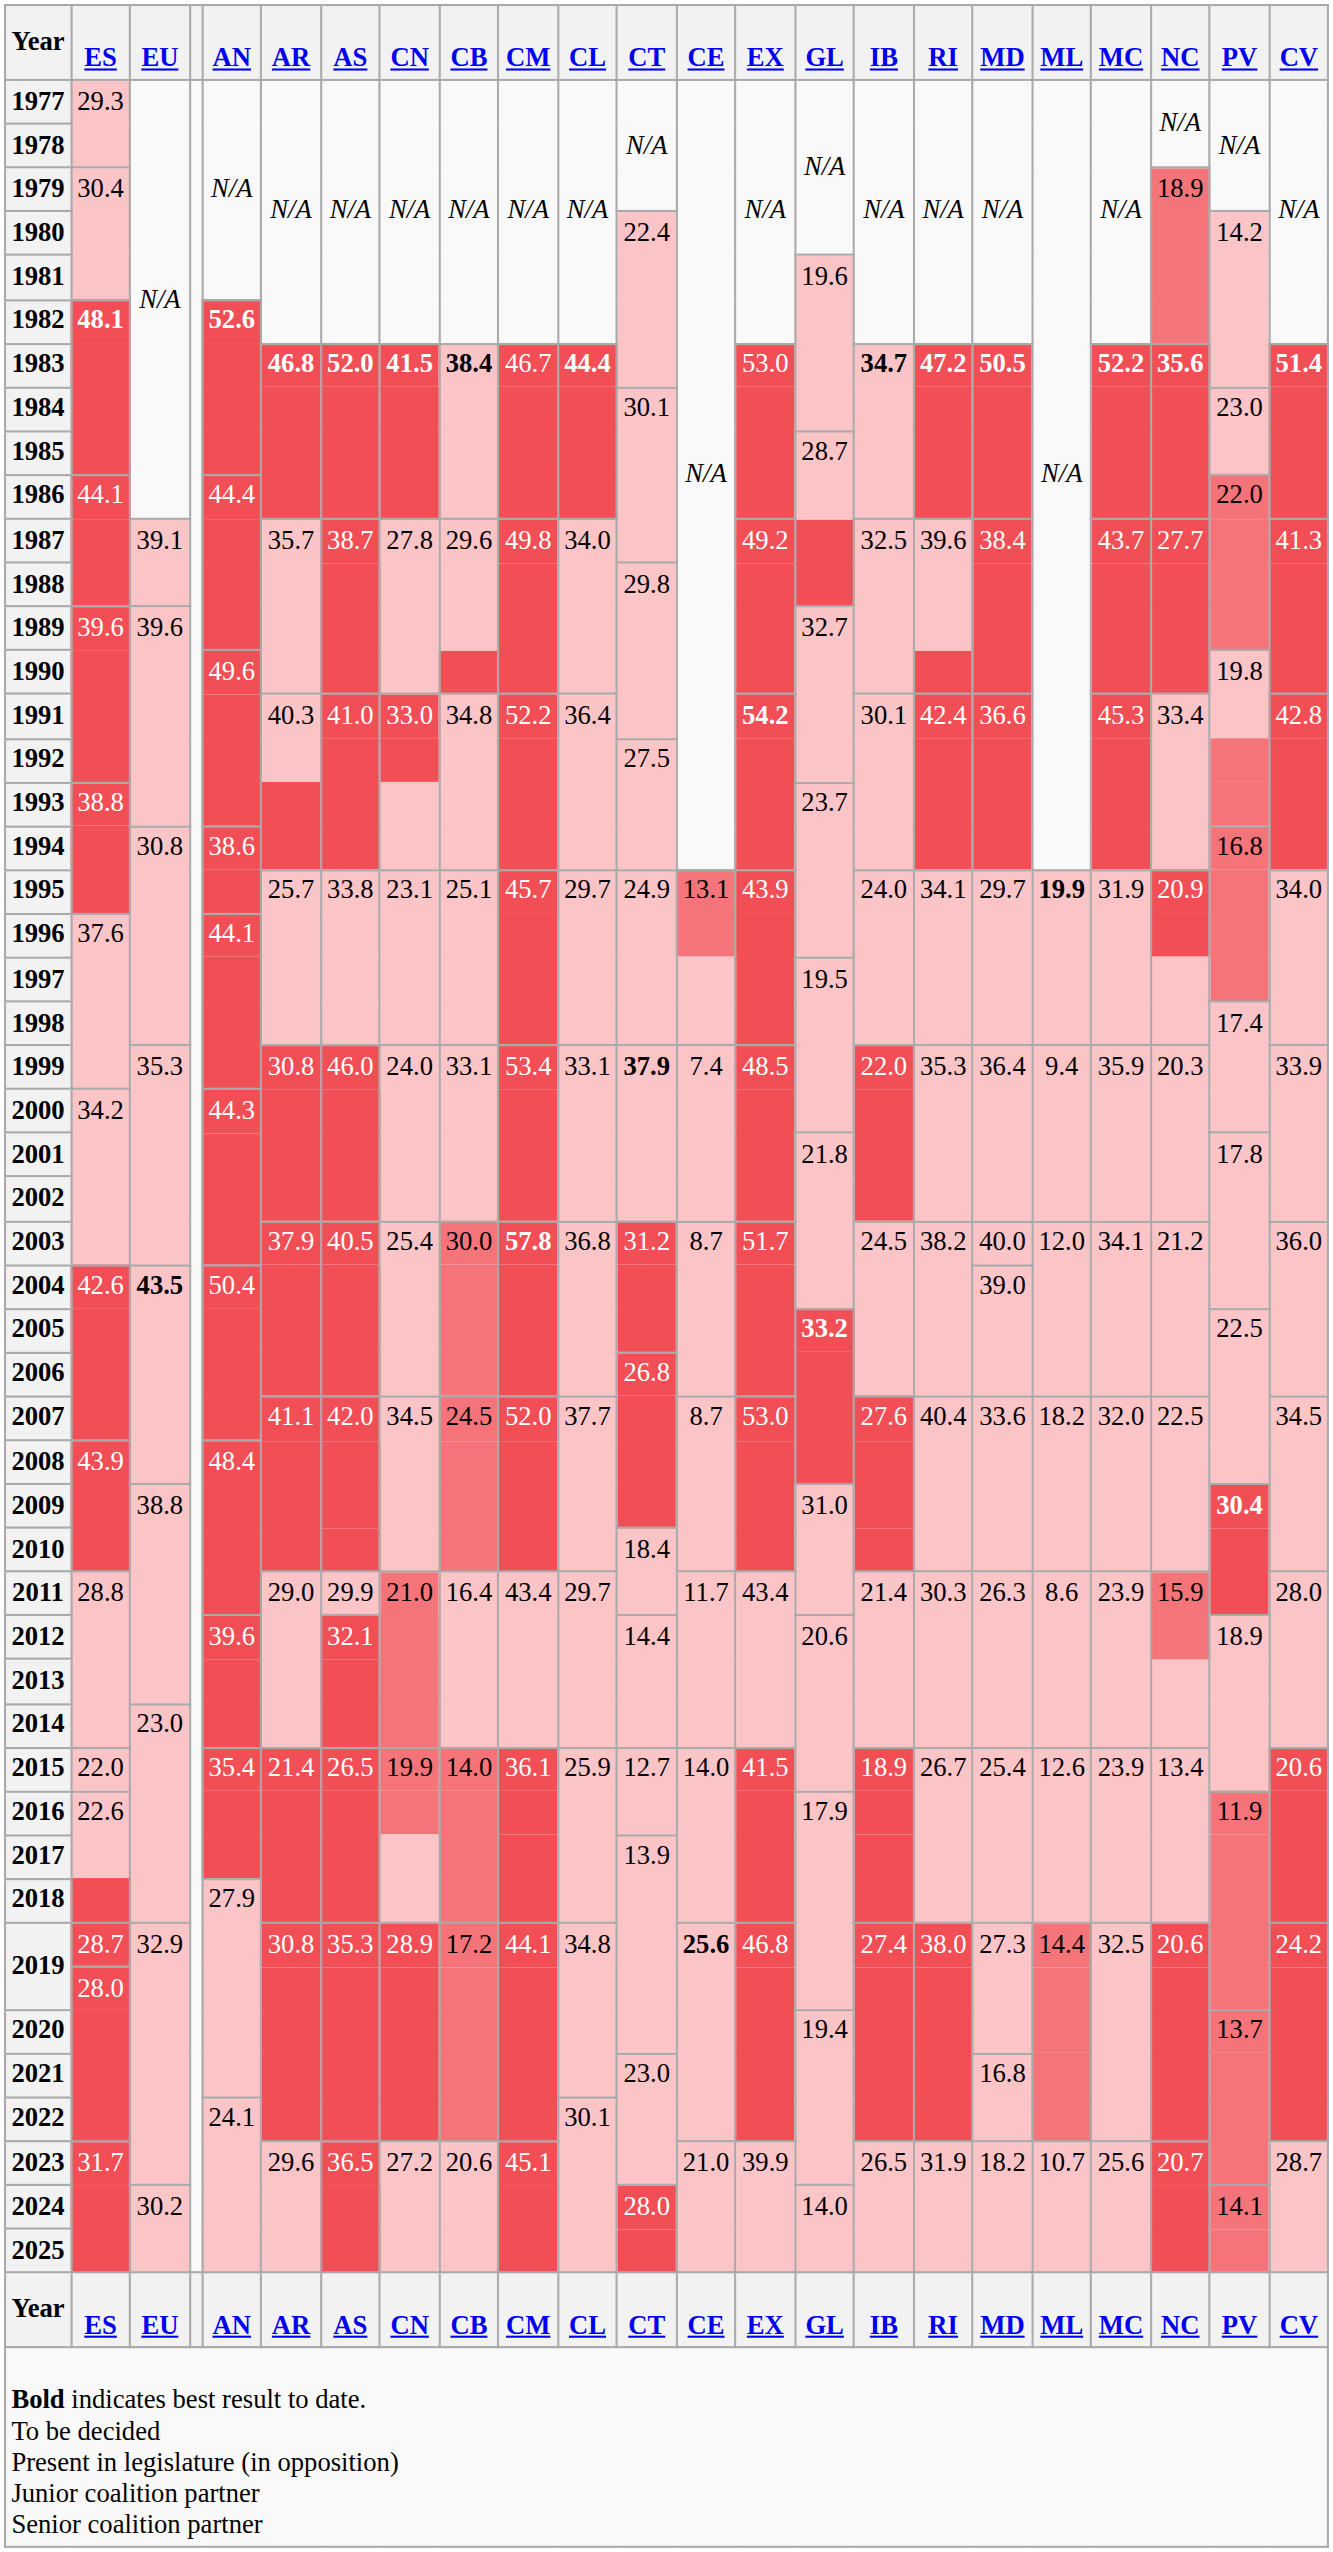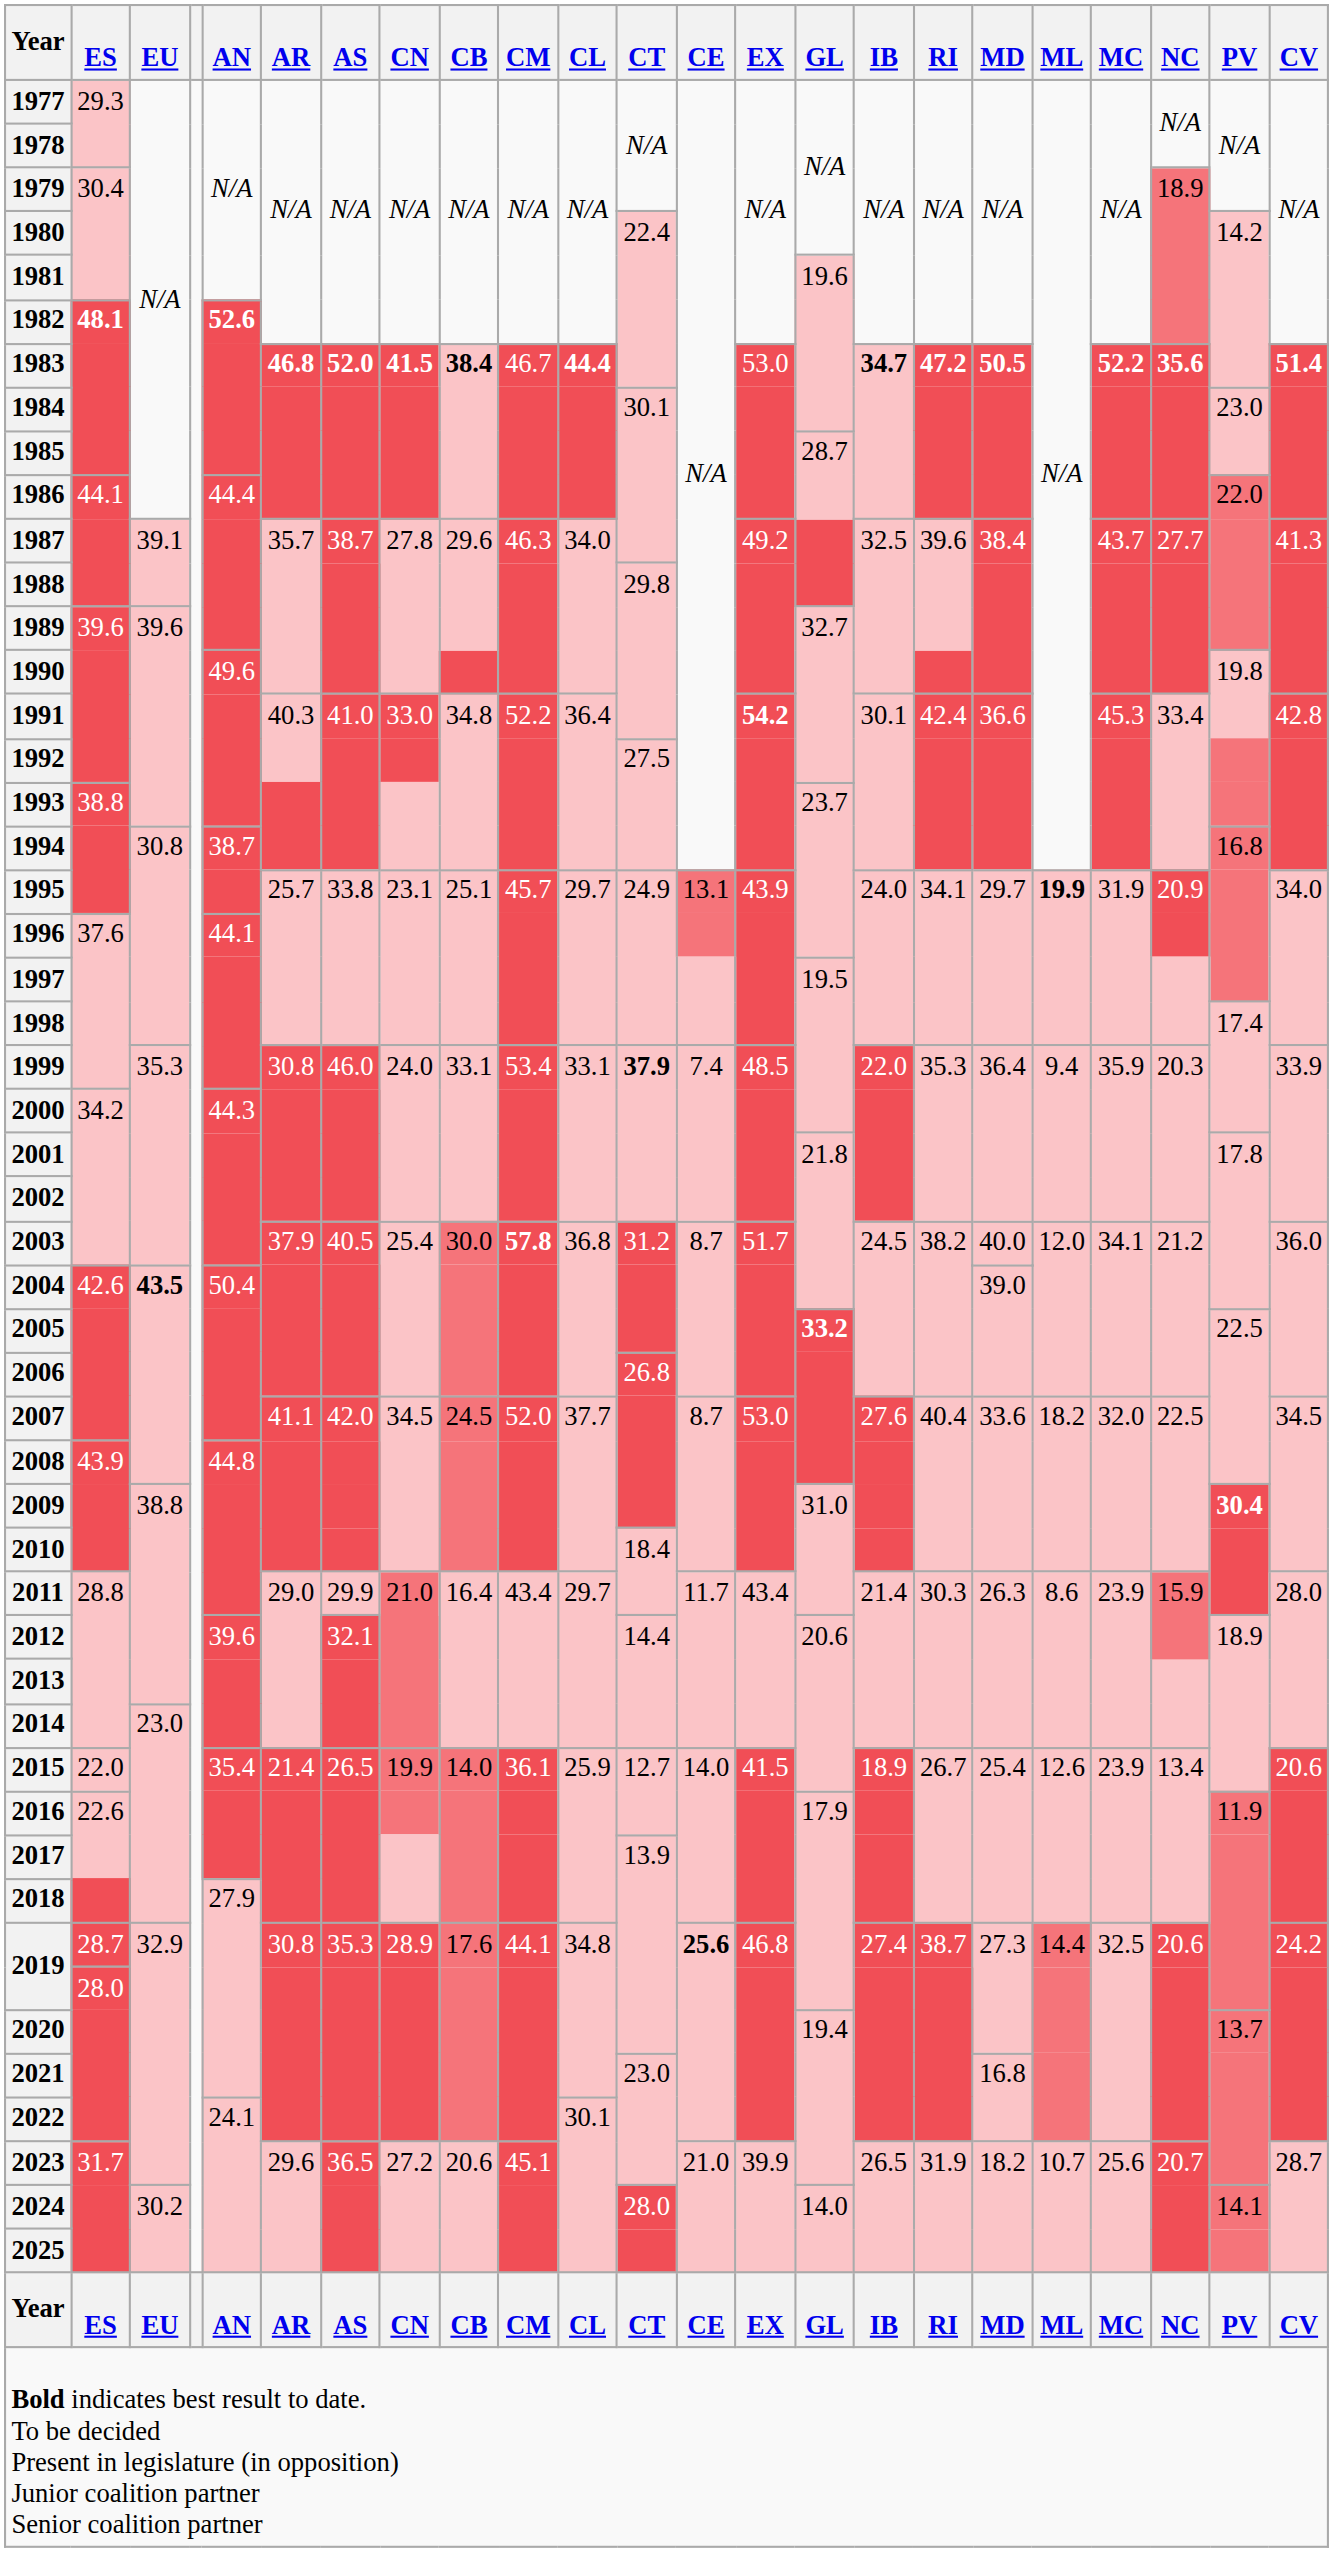(528, 540) 49.8 -> (528, 540) 46.3
(232, 847) 38.6 -> (232, 847) 38.7
(232, 1461) 48.4 -> (232, 1461) 44.8
(469, 1944) 17.2 -> (469, 1944) 17.6
(943, 1944) 38.0 -> (943, 1944) 38.7
